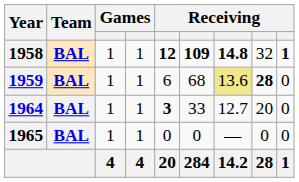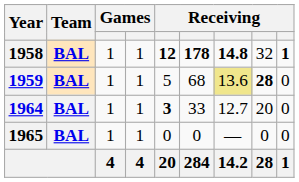(197, 53) 109 -> (197, 53) 178
(167, 80) 6 -> (167, 80) 5
